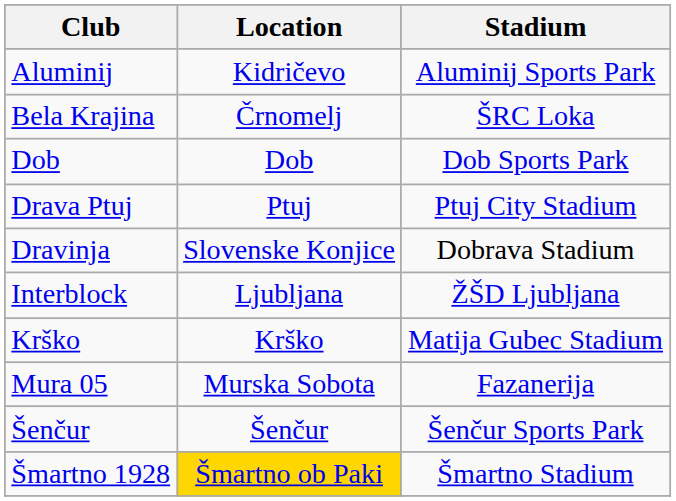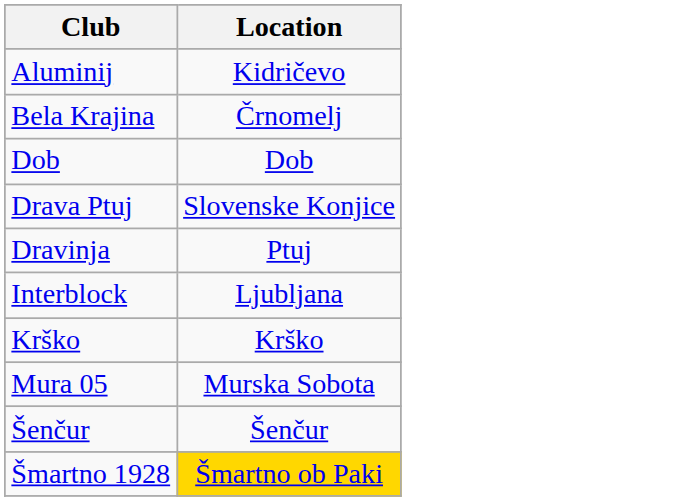- column: (536, 26)
(289, 205) Ptuj -> (289, 205) Slovenske Konjice
(289, 250) Slovenske Konjice -> (289, 250) Ptuj
